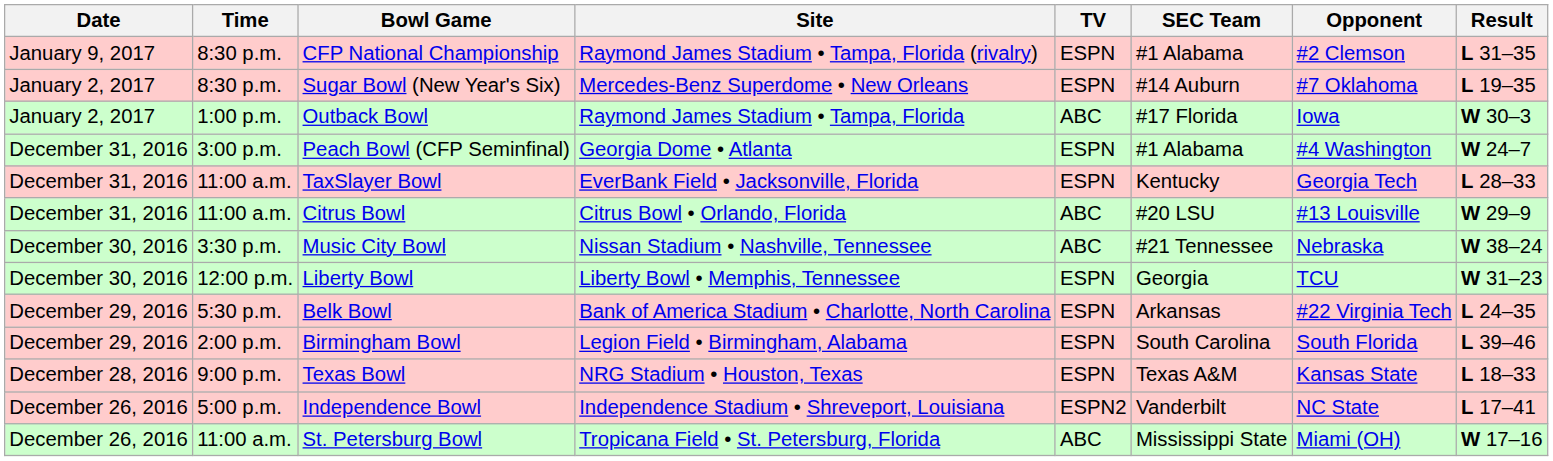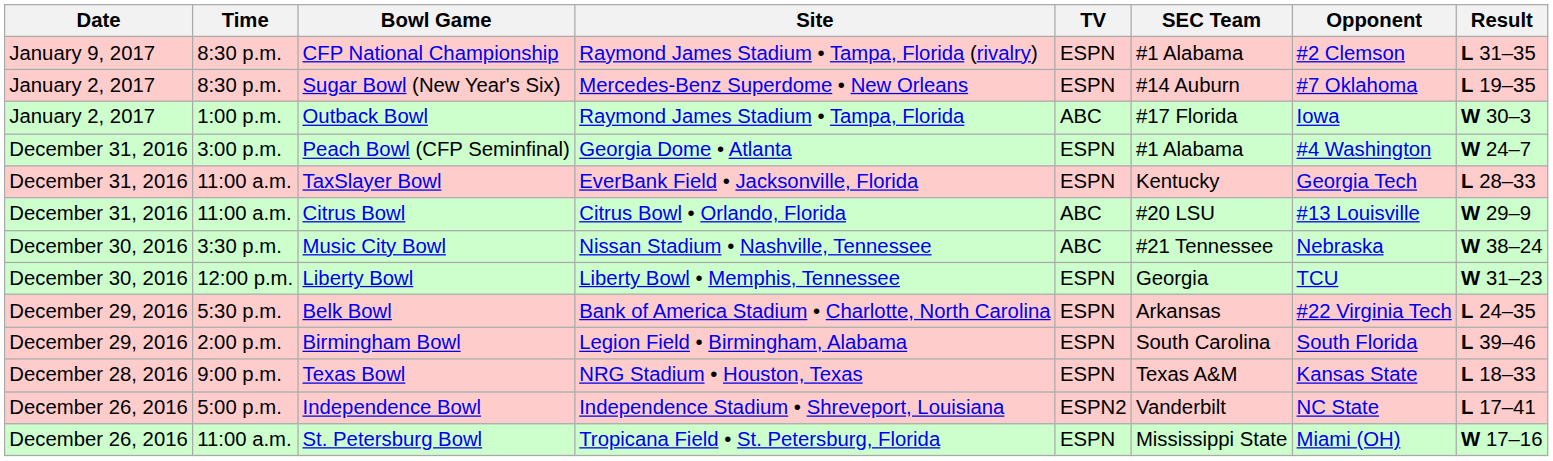(1081, 439) ABC -> (1088, 439) ESPN
